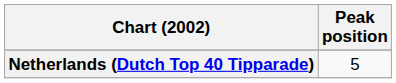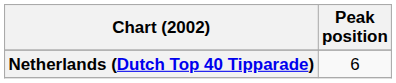(355, 63) 5 -> (355, 63) 6
